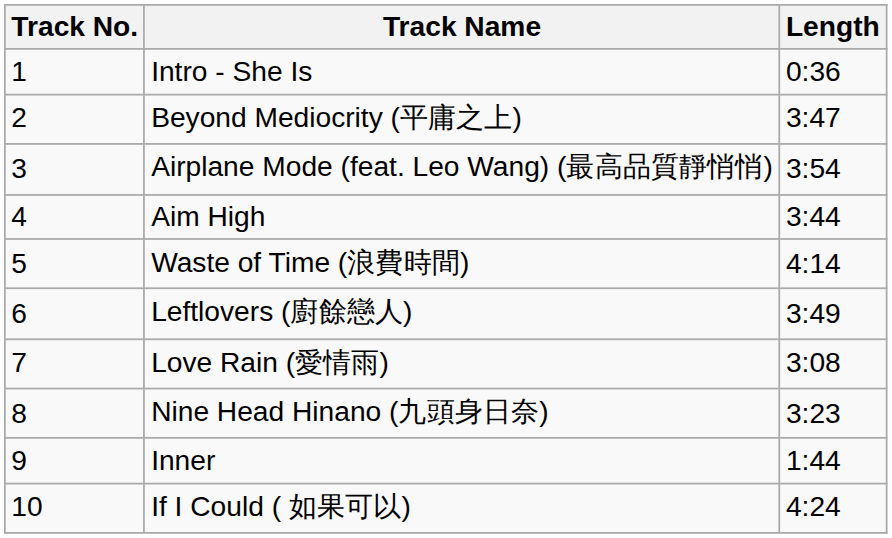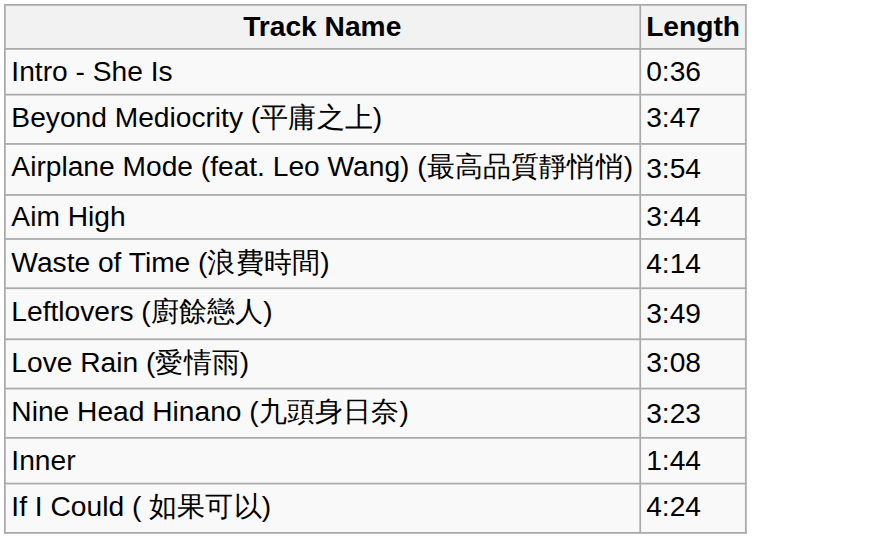- column: (75, 26)
